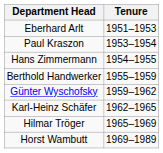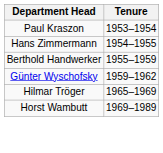- row: (54, 28)
- row: (54, 108)
